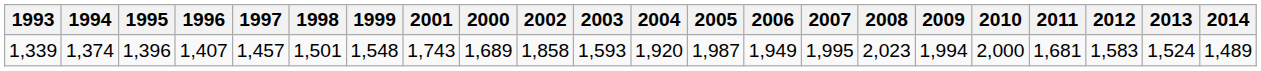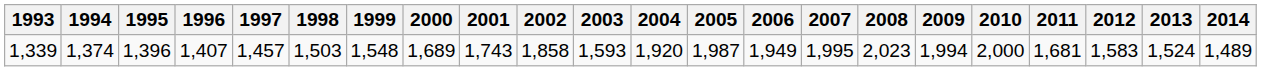columns swapped: (488, 19) <-> (431, 19)
(318, 50) 1,501 -> (318, 50) 1,503
